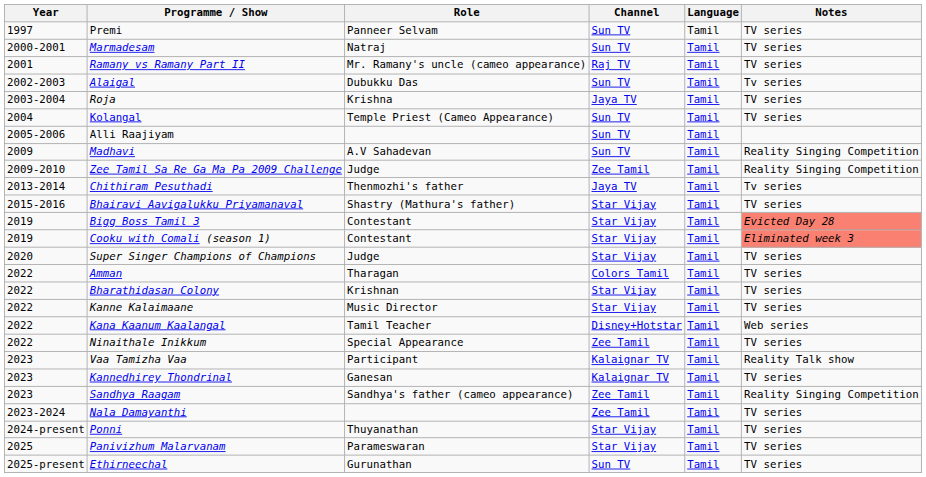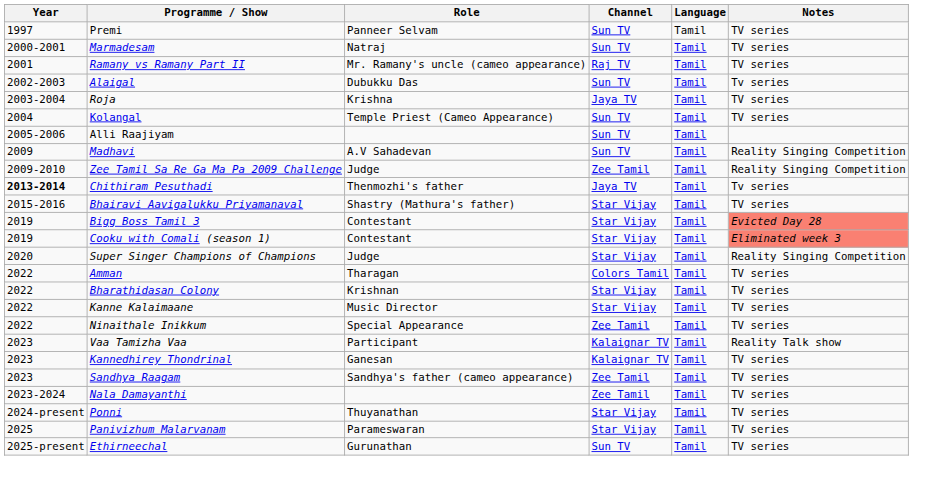(36, 187) normal -> (36, 187) bold
(773, 256) TV series -> (818, 256) Reality Singing Competition
- row: (158, 326)
(831, 395) Reality Singing Competition -> (760, 378) TV series
